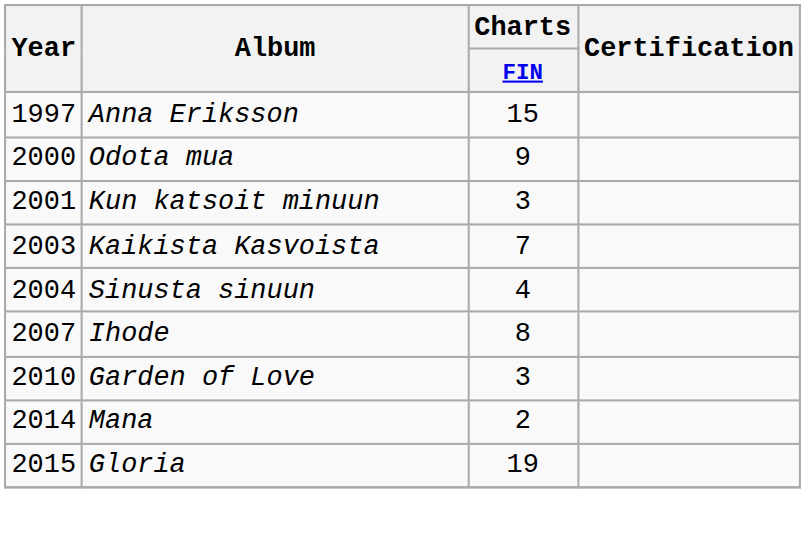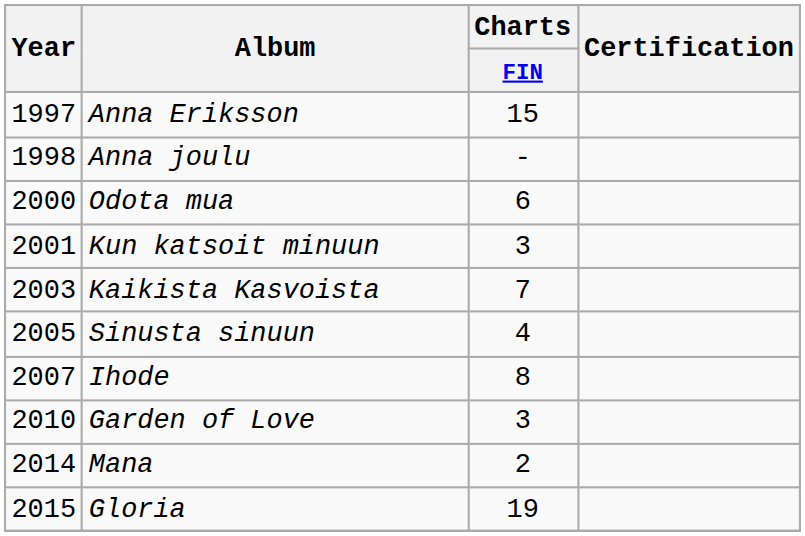+ row: (170, 159)
(523, 159) 9 -> (523, 202) 6
(44, 290) 2004 -> (44, 334) 2005
